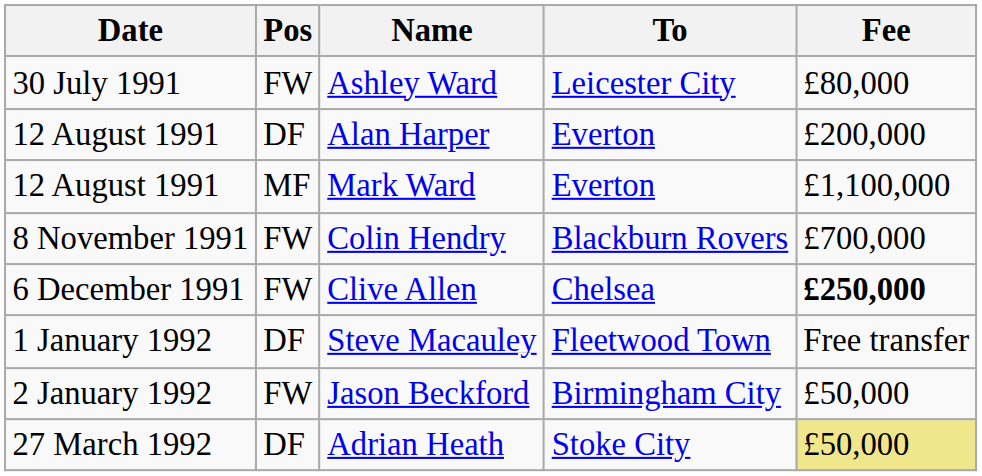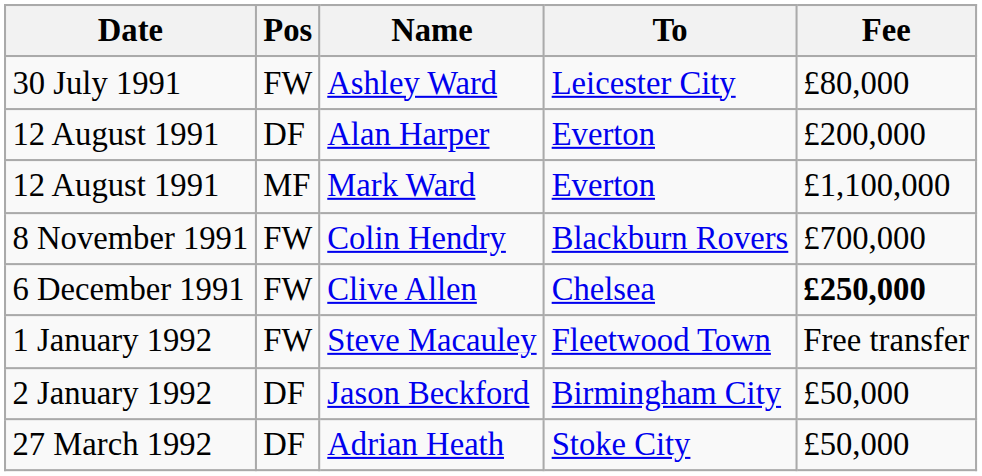(284, 340) DF -> (288, 340) FW
(288, 392) FW -> (284, 392) DF
(856, 444) khaki background -> (856, 444) no background
